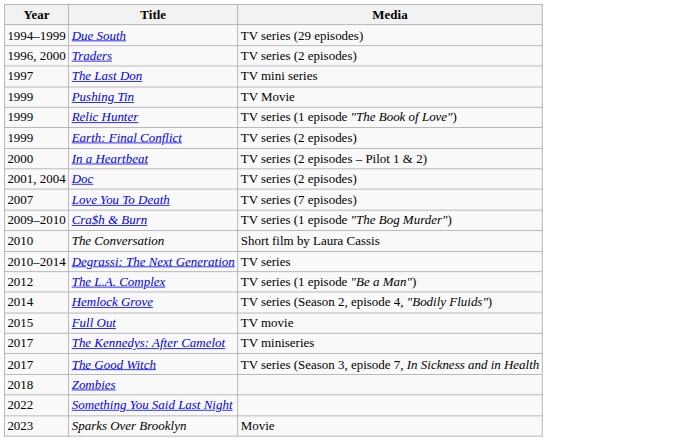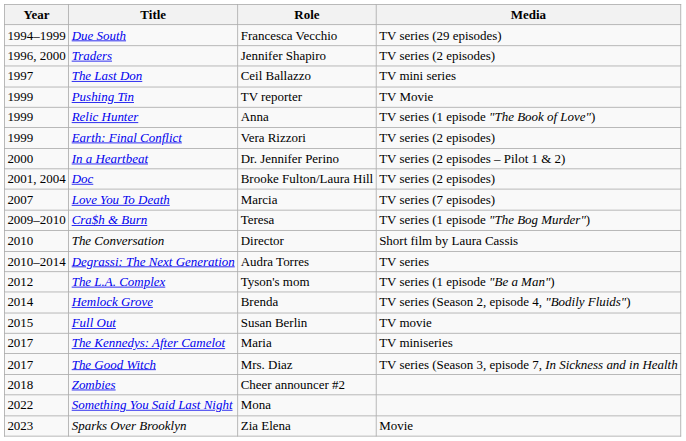+ column: (307, 14)
